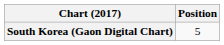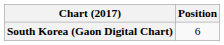(198, 31) 5 -> (198, 31) 6
